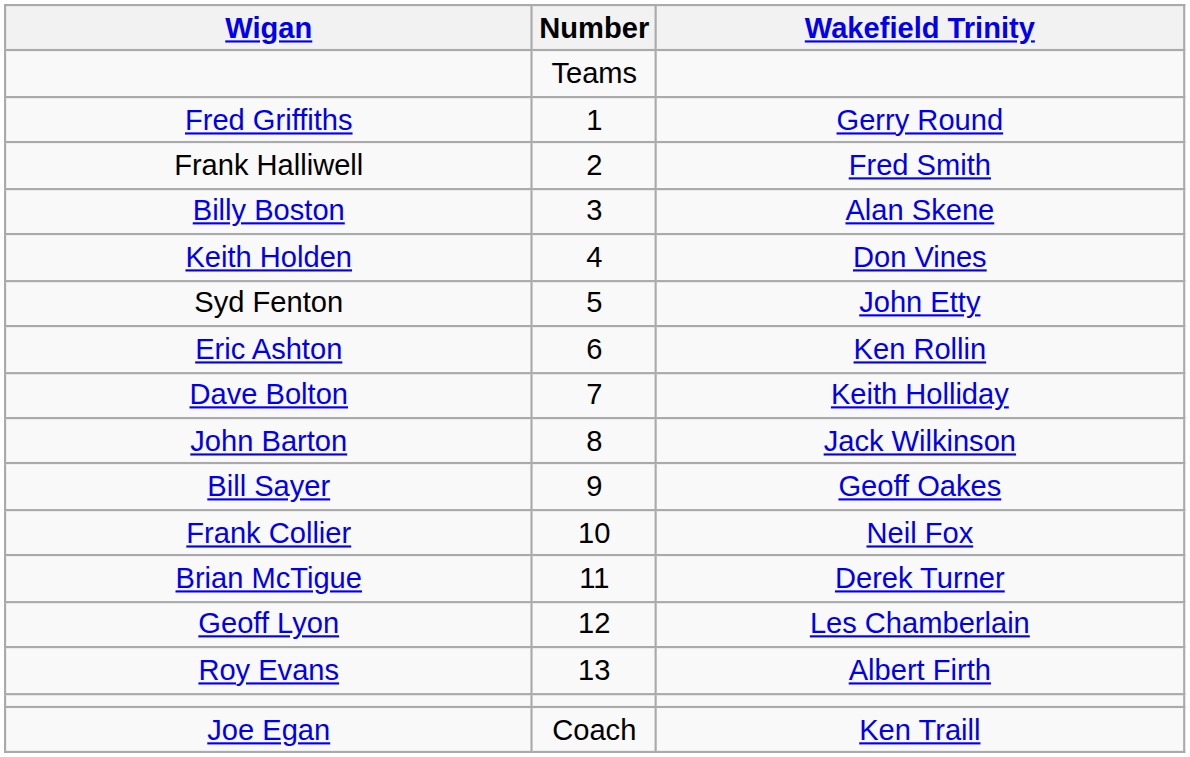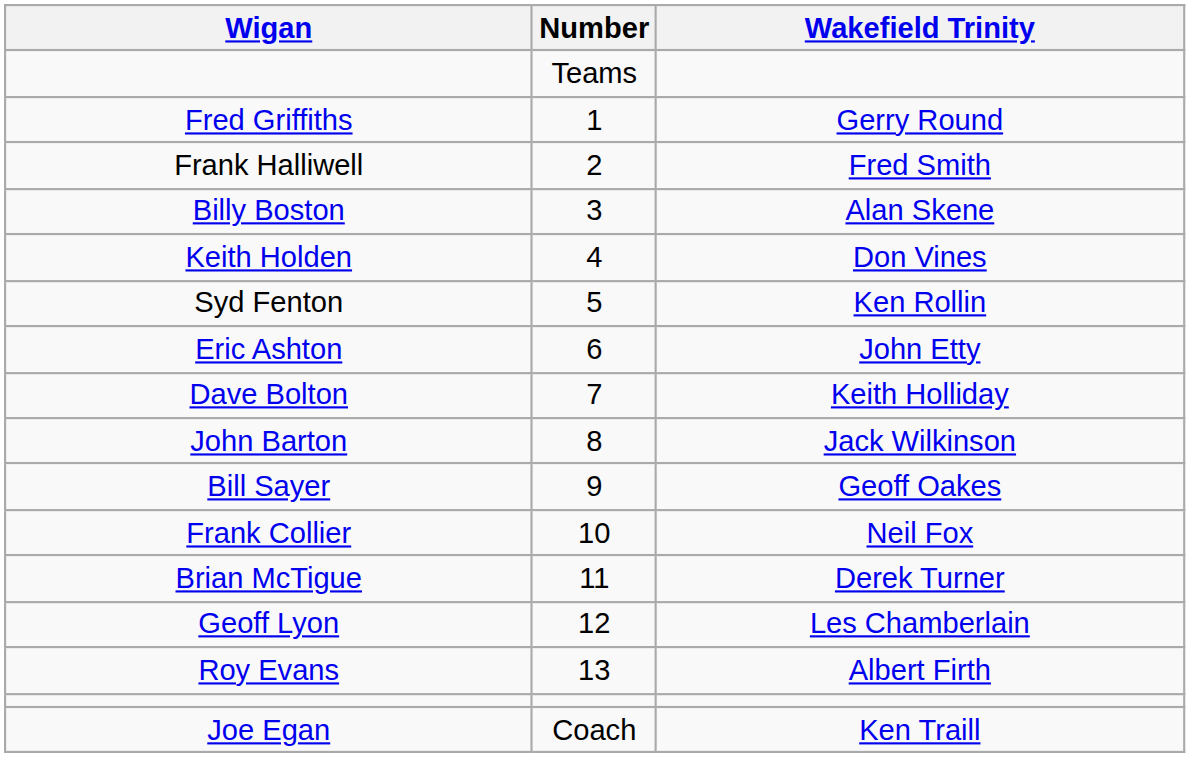(920, 303) John Etty -> (920, 303) Ken Rollin
(920, 349) Ken Rollin -> (920, 349) John Etty
